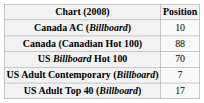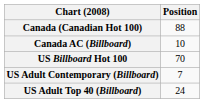rows swapped: (83, 43) <-> (83, 28)
(180, 91) 17 -> (180, 91) 24
